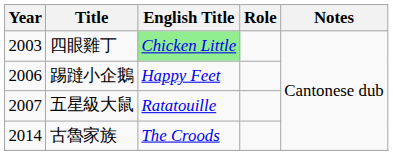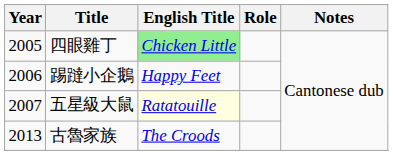(25, 46) 2003 -> (25, 46) 2005
(179, 105) no background -> (179, 105) lightyellow background
(25, 135) 2014 -> (25, 135) 2013
